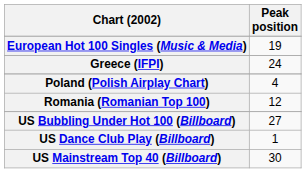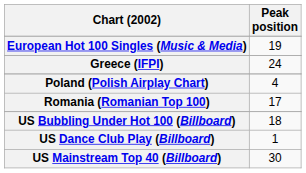(275, 102) 12 -> (275, 102) 17
(275, 121) 27 -> (275, 121) 18
